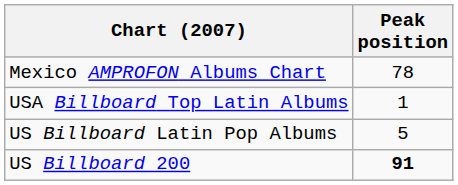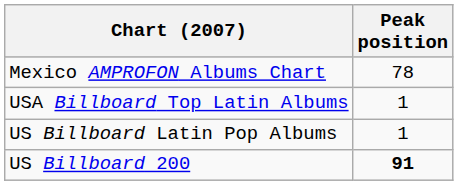(403, 134) 5 -> (403, 134) 1
